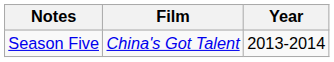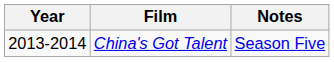columns swapped: (286, 17) <-> (54, 17)
